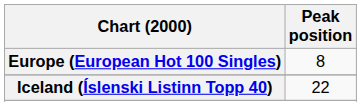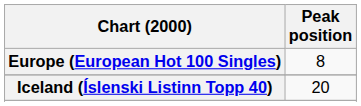(320, 87) 22 -> (320, 87) 20
